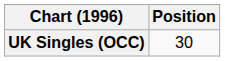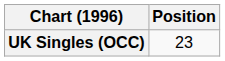(184, 42) 30 -> (184, 42) 23
